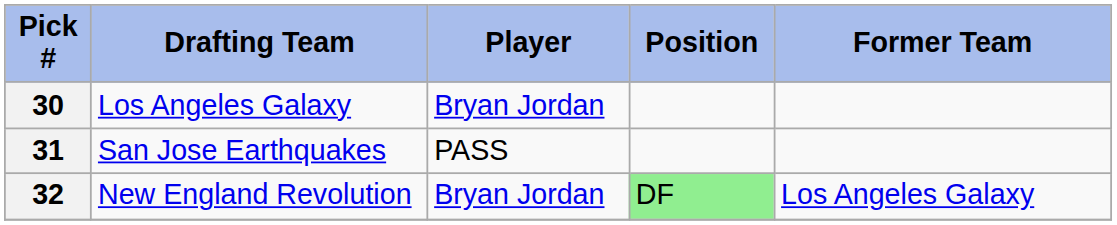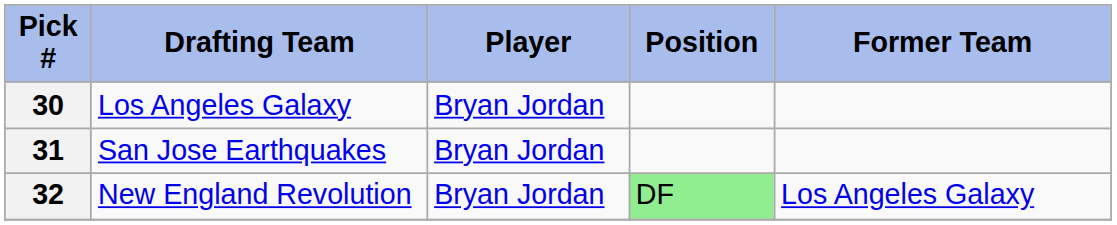(471, 150) PASS -> (519, 150) Bryan Jordan
